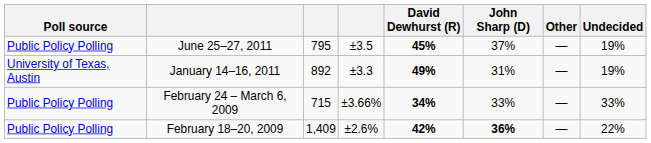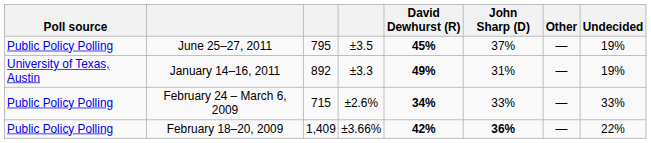(361, 103) ±3.66% -> (361, 103) ±2.6%
(361, 128) ±2.6% -> (361, 128) ±3.66%
